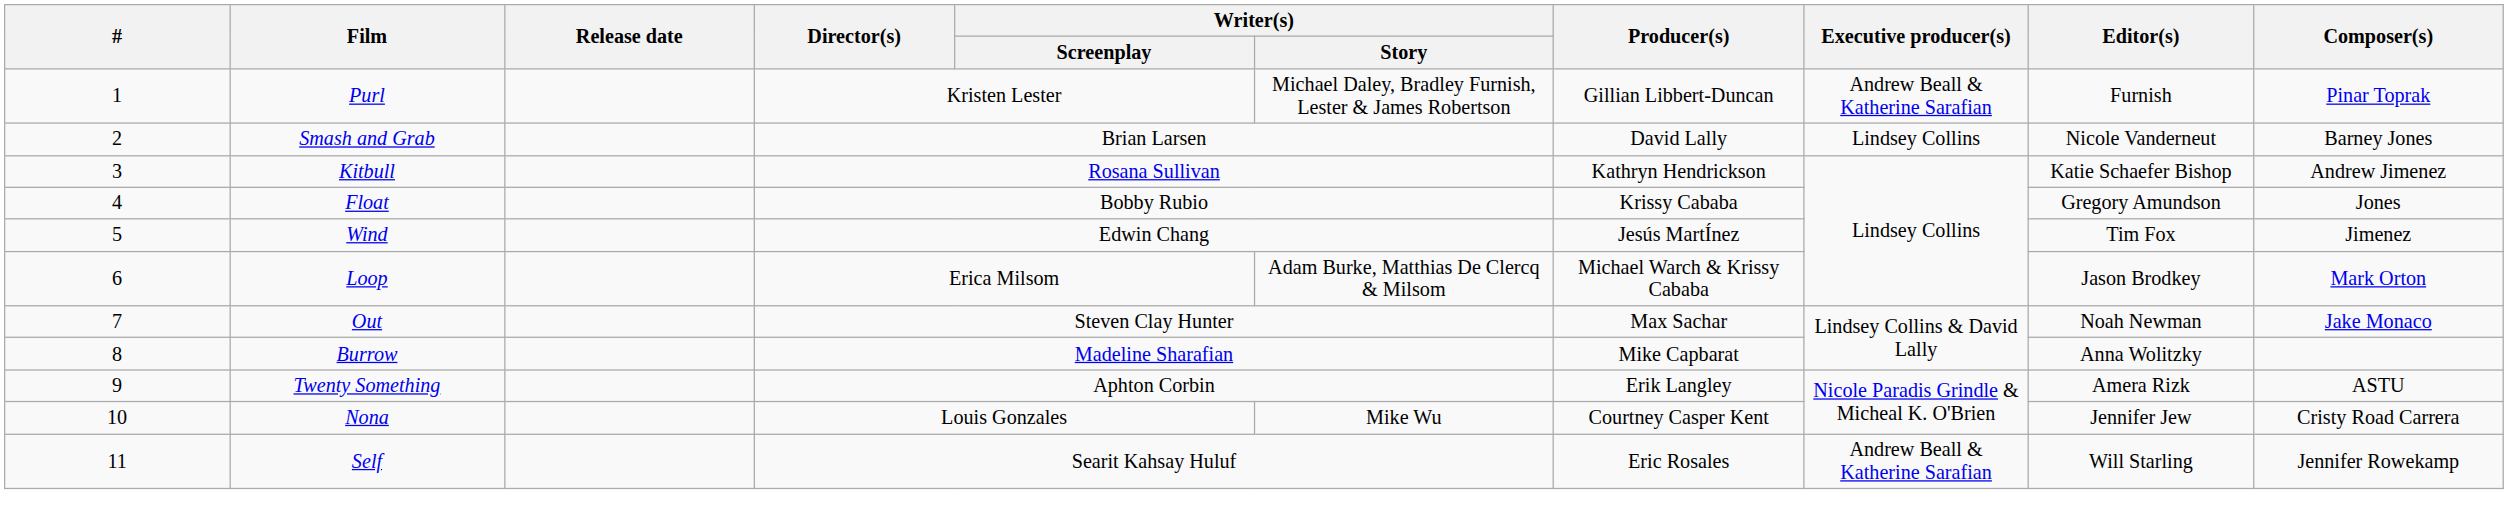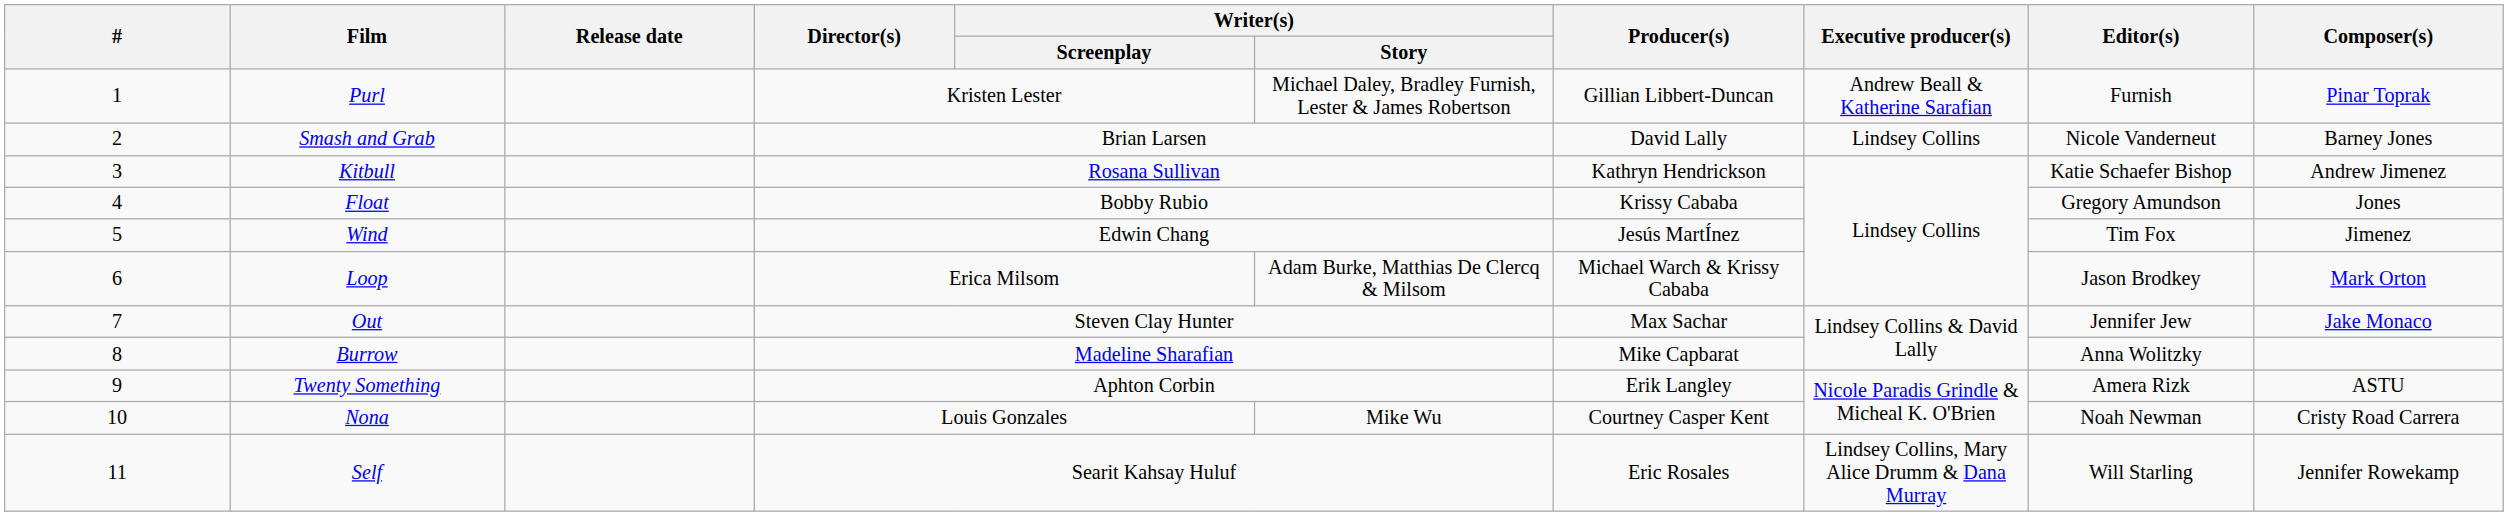(2141, 321) Noah Newman -> (2141, 321) Jennifer Jew
(2141, 417) Jennifer Jew -> (2141, 417) Noah Newman
(1916, 460) Andrew Beall & Katherine Sarafian -> (1916, 472) Lindsey Collins, Mary Alice Drumm & Dana Murray
